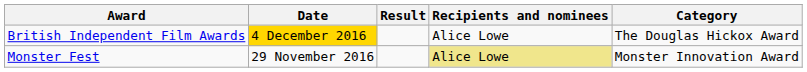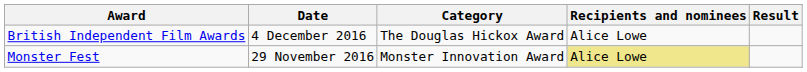columns swapped: (707, 15) <-> (403, 15)
(309, 36) gold background -> (309, 36) no background
